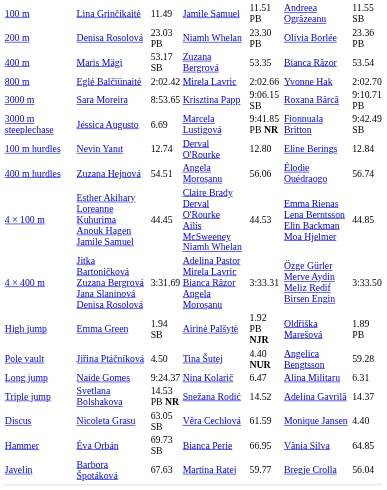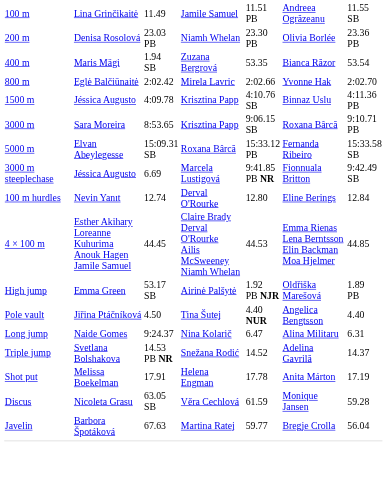(162, 62) 53.17 SB -> (153, 62) 1.94 SB
+ row: (20, 100)
+ row: (20, 149)
- row: (33, 173)
- row: (25, 283)
(159, 329) 1.94 SB -> (155, 290) 53.17 SB
(363, 359) 59.28 -> (356, 315) 4.40
+ row: (21, 377)
(361, 421) 4.40 -> (358, 401) 59.28
- row: (22, 445)
